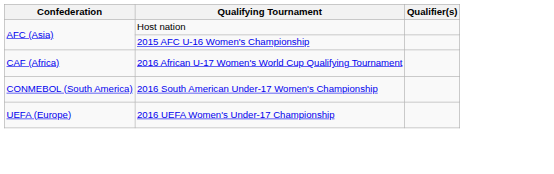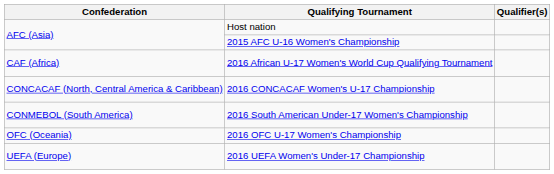+ row: (331, 89)
+ row: (314, 135)
